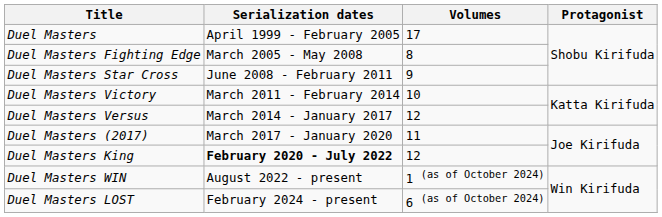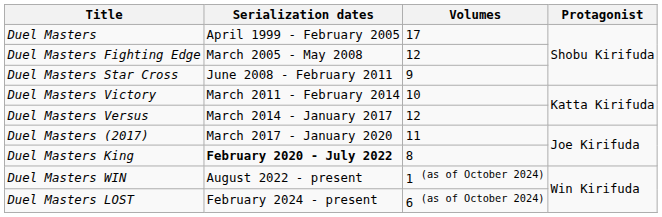(410, 55) 8 -> (413, 55) 12
(413, 155) 12 -> (410, 155) 8
